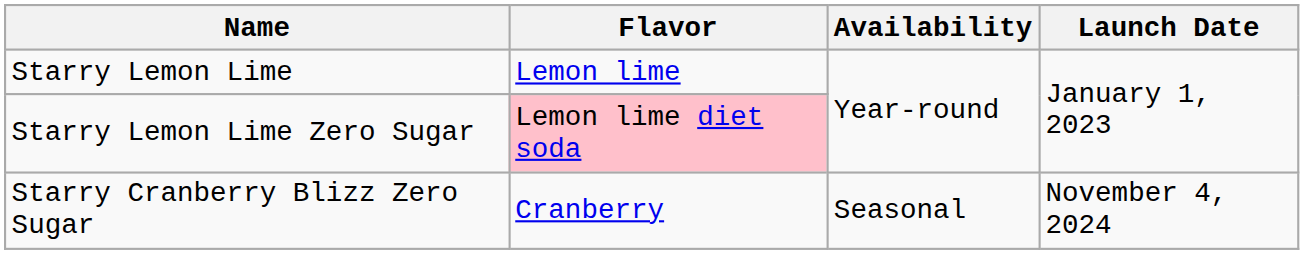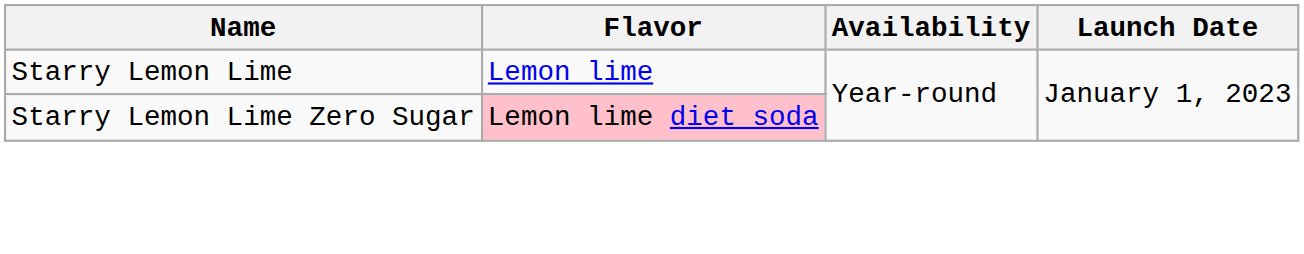- row: (235, 210)
